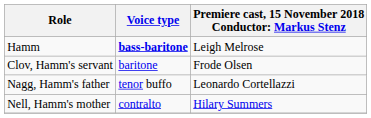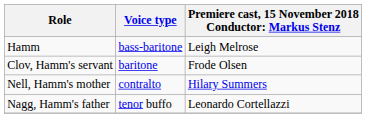(153, 46) bold -> (150, 46) normal
rows swapped: (59, 103) <-> (58, 84)
